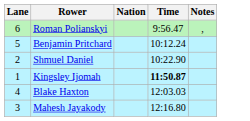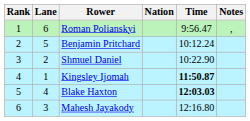+ column: (18, 12)
(168, 92) normal -> (196, 92) bold
